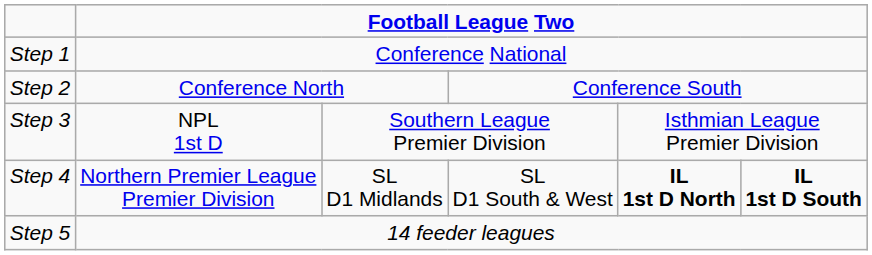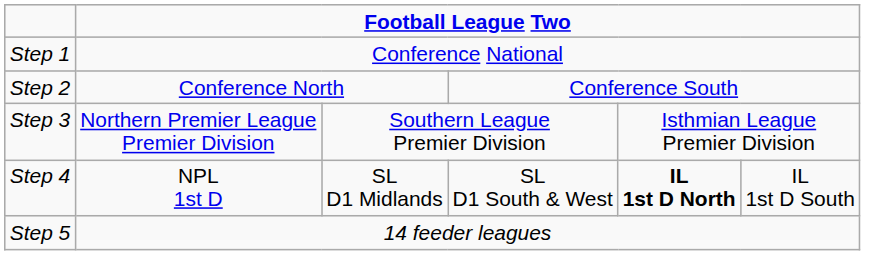(198, 131) NPL 1st D -> (198, 131) Northern Premier League Premier Division
(198, 188) Northern Premier League Premier Division -> (198, 188) NPL 1st D
(804, 188) bold -> (800, 188) normal
